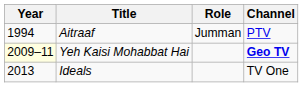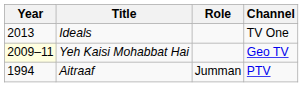rows swapped: (77, 33) <-> (75, 71)
(268, 52) bold -> (268, 52) normal
